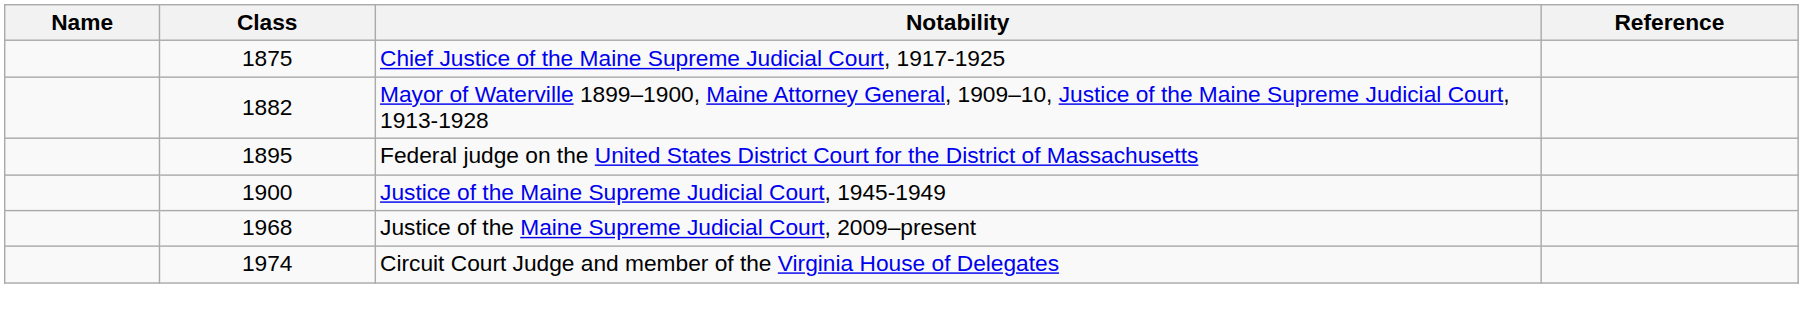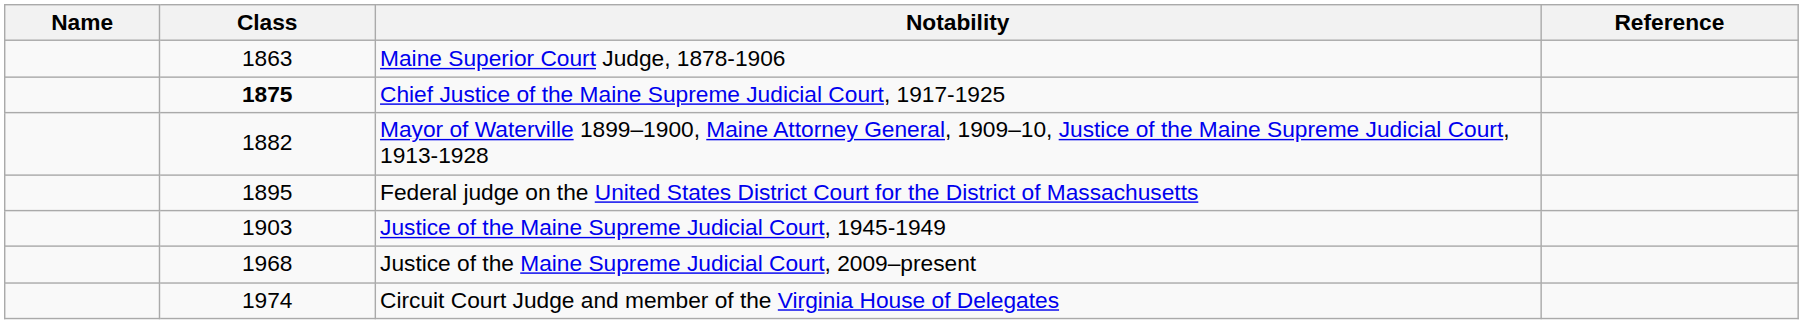+ row: (583, 58)
(267, 58) normal -> (267, 94) bold
(267, 192) 1900 -> (267, 228) 1903
